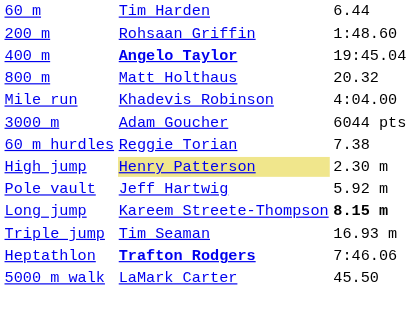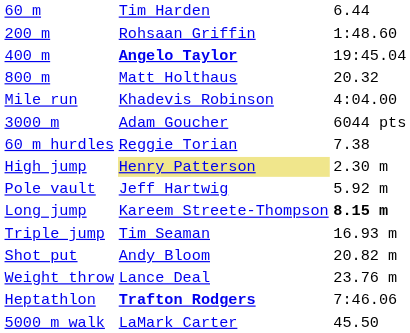+ row: (41, 256)
+ row: (59, 278)
